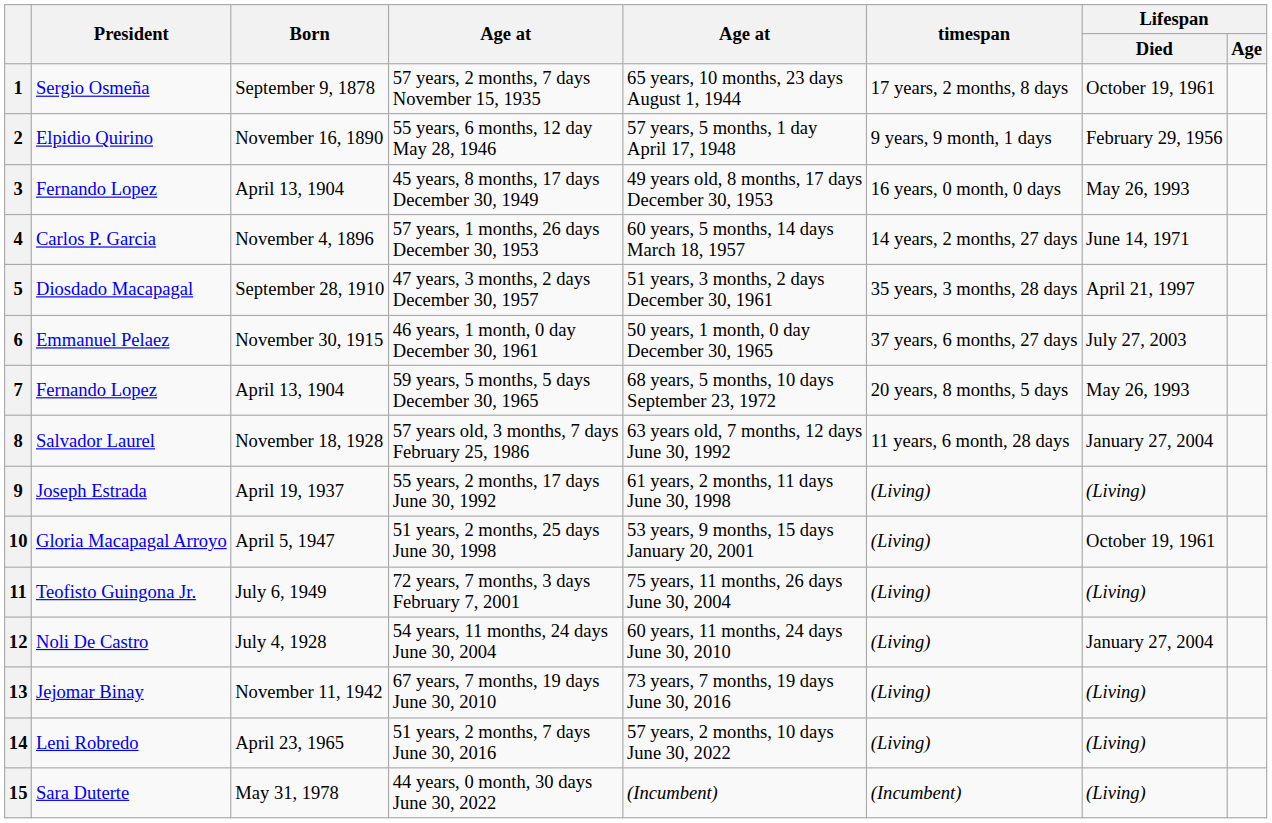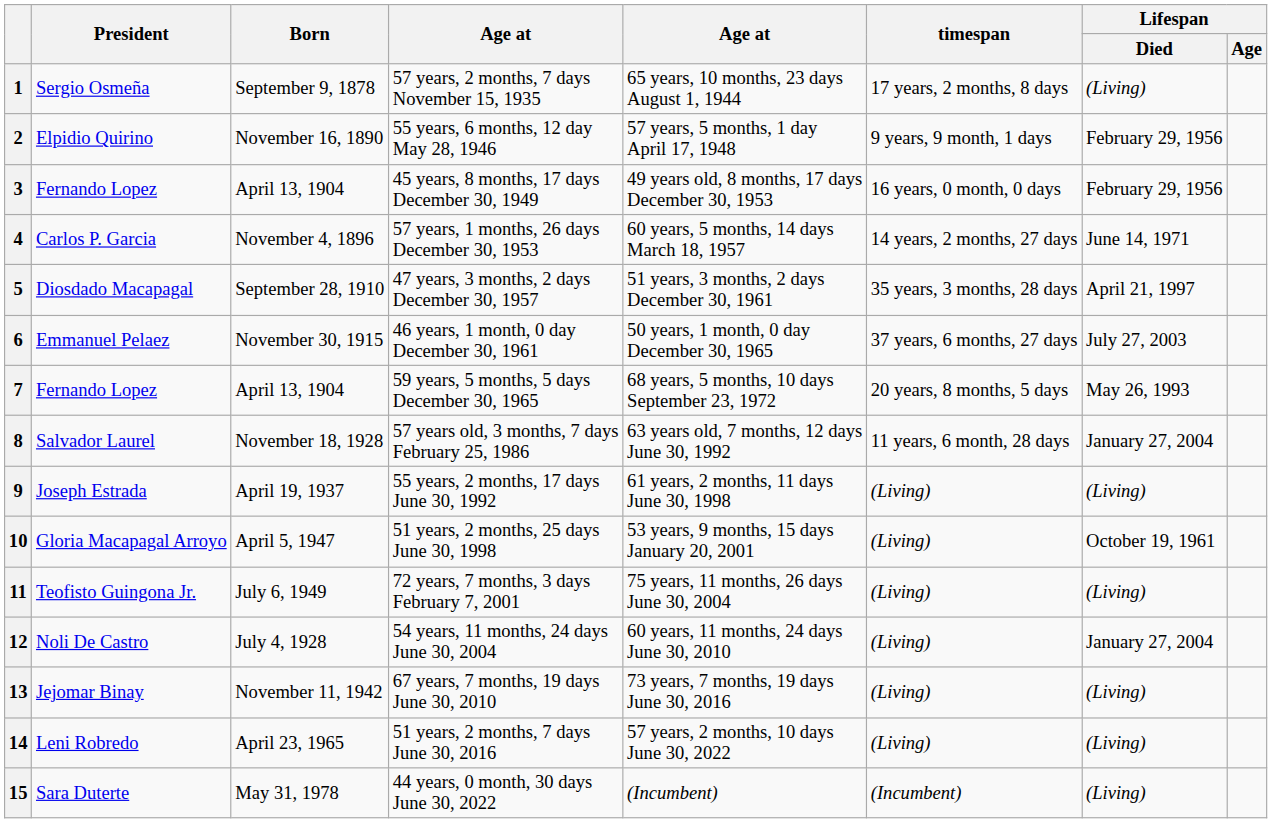(1151, 88) October 19, 1961 -> (1116, 88) (Living)
(1138, 189) May 26, 1993 -> (1154, 189) February 29, 1956
